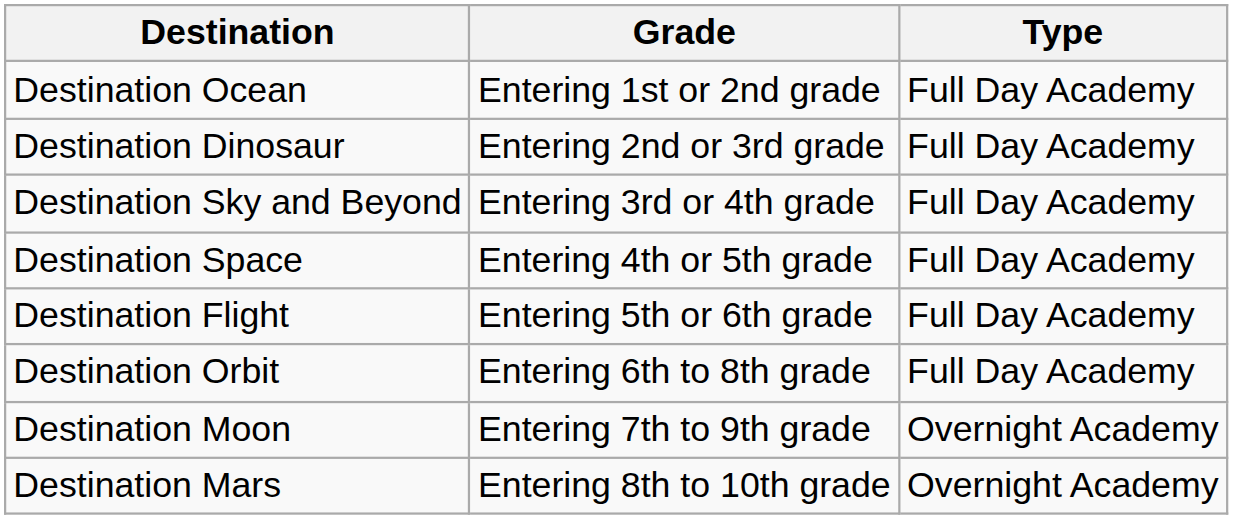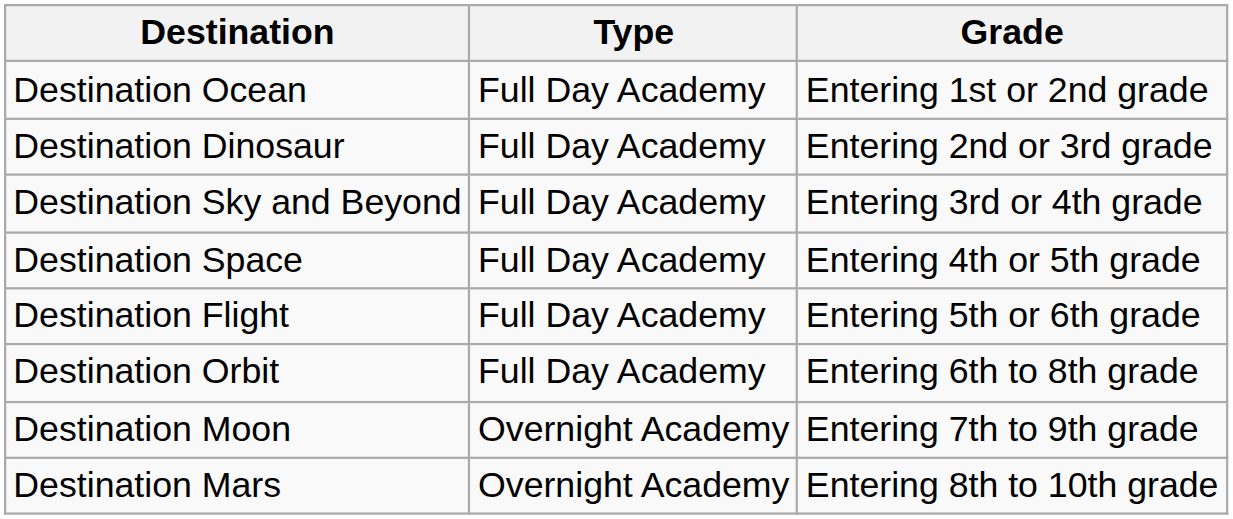columns swapped: (684, 32) <-> (1063, 32)
